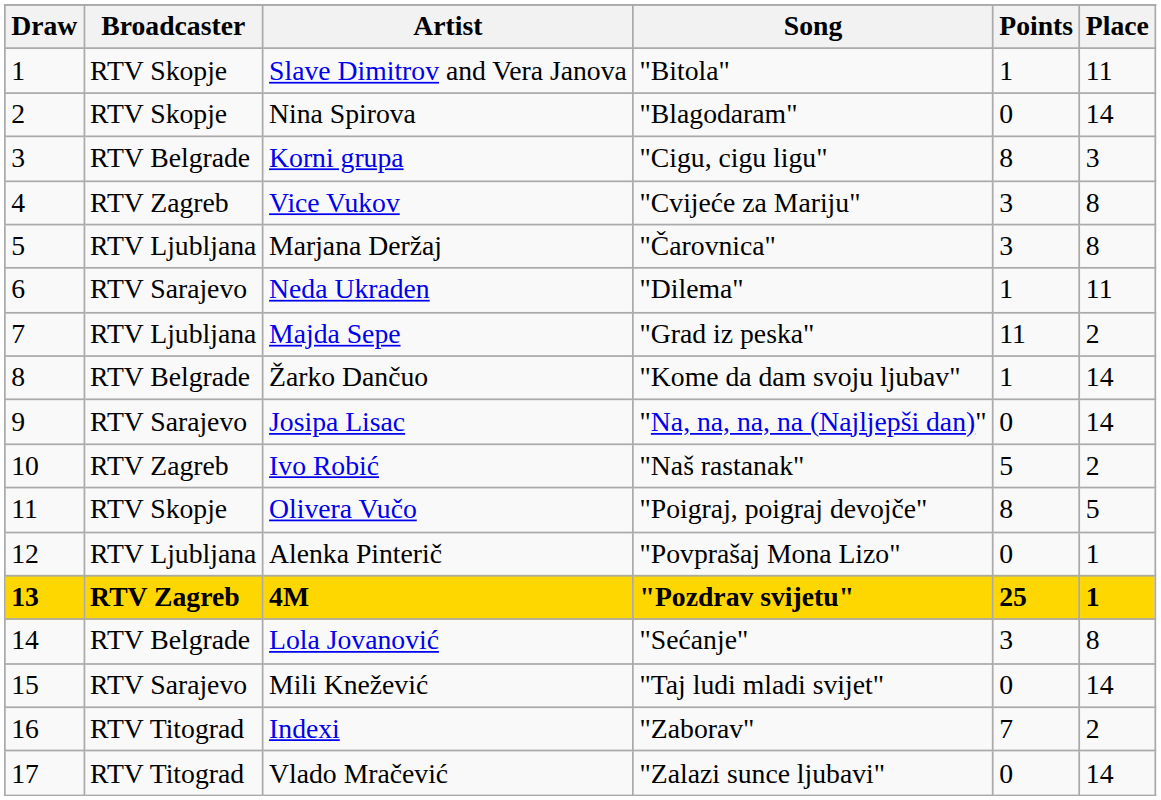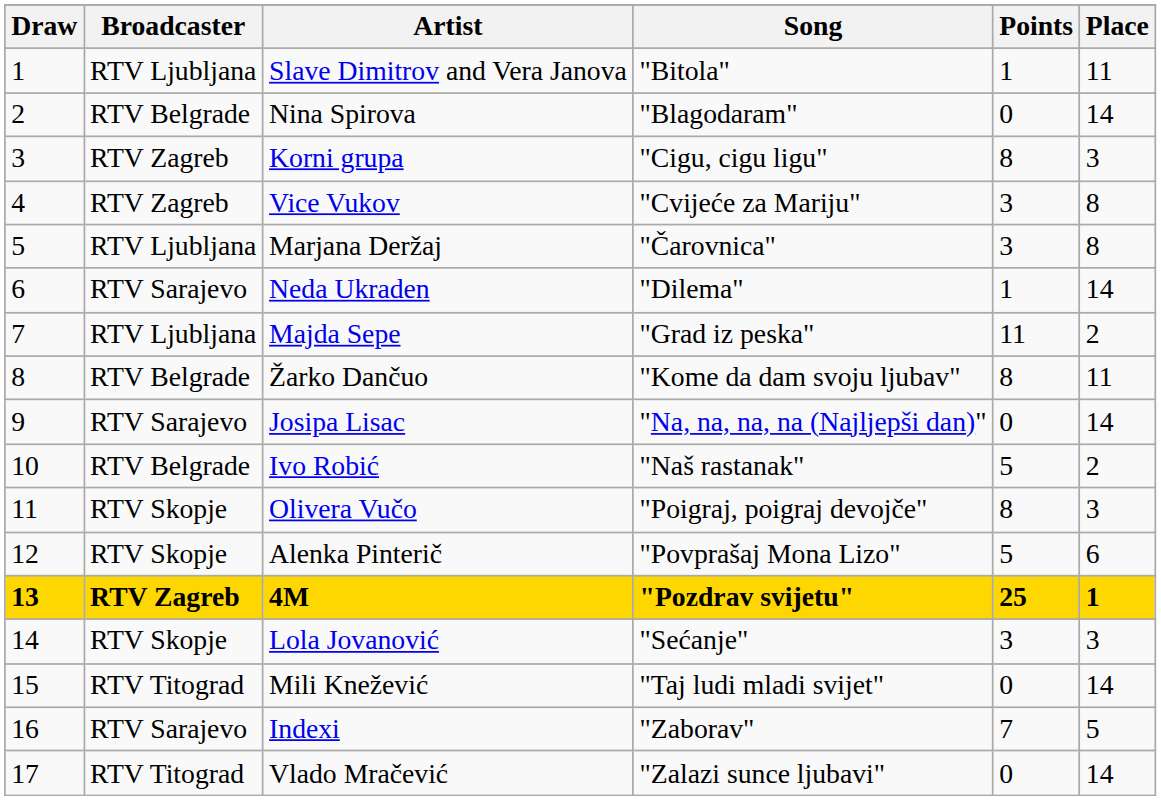(159, 70) RTV Skopje -> (173, 70) RTV Ljubljana
(159, 114) RTV Skopje -> (170, 114) RTV Belgrade
(170, 158) RTV Belgrade -> (159, 158) RTV Zagreb
(1099, 289) 11 -> (1100, 289) 14
(1006, 377) 1 -> (1006, 377) 8
(1100, 377) 14 -> (1099, 377) 11
(159, 465) RTV Zagreb -> (170, 465) RTV Belgrade
(1093, 509) 5 -> (1093, 509) 3
(173, 553) RTV Ljubljana -> (159, 553) RTV Skopje
(1006, 553) 0 -> (1006, 553) 5
(1093, 553) 1 -> (1093, 553) 6
(170, 641) RTV Belgrade -> (159, 641) RTV Skopje
(1093, 641) 8 -> (1093, 641) 3
(169, 684) RTV Sarajevo -> (167, 684) RTV Titograd
(167, 728) RTV Titograd -> (169, 728) RTV Sarajevo
(1093, 728) 2 -> (1093, 728) 5
